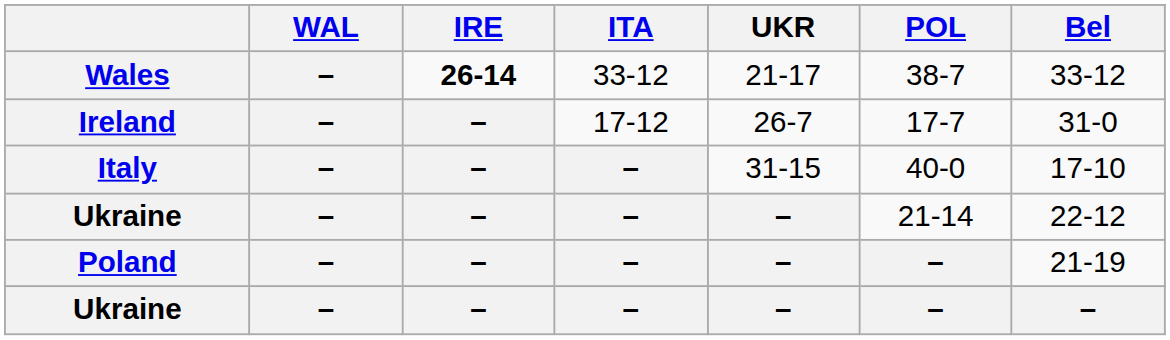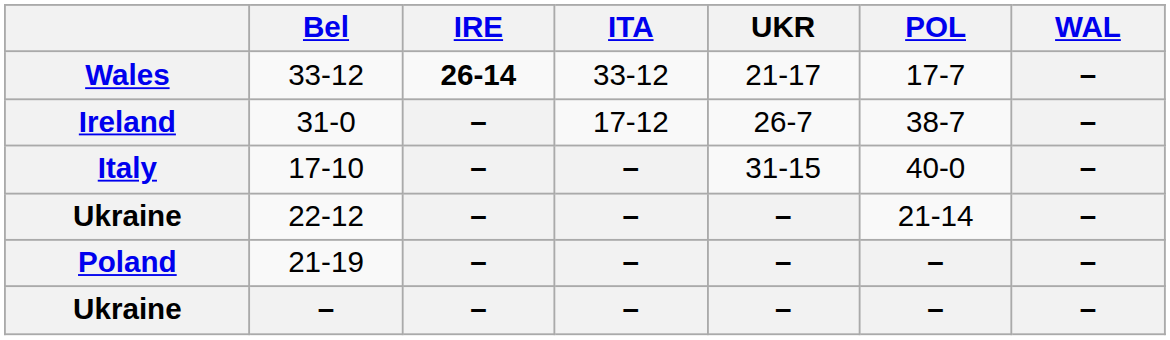columns swapped: (326, 27) <-> (1088, 27)
(936, 74) 38-7 -> (936, 74) 17-7
(936, 121) 17-7 -> (936, 121) 38-7
